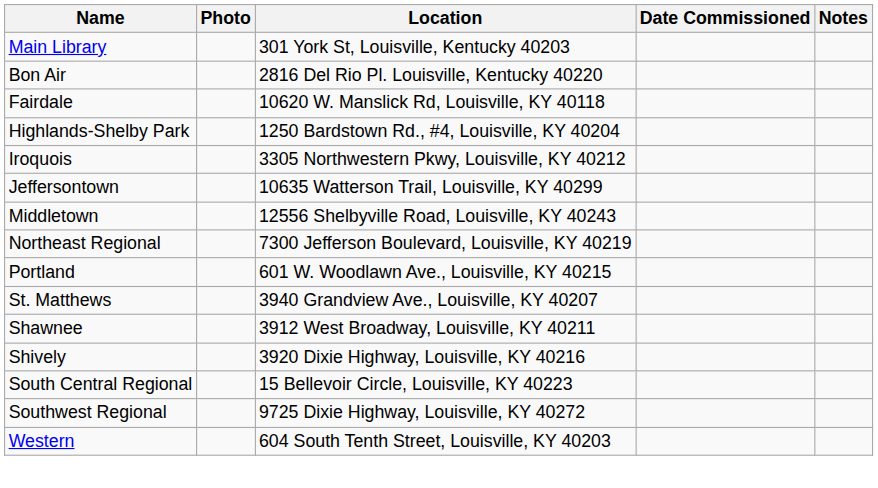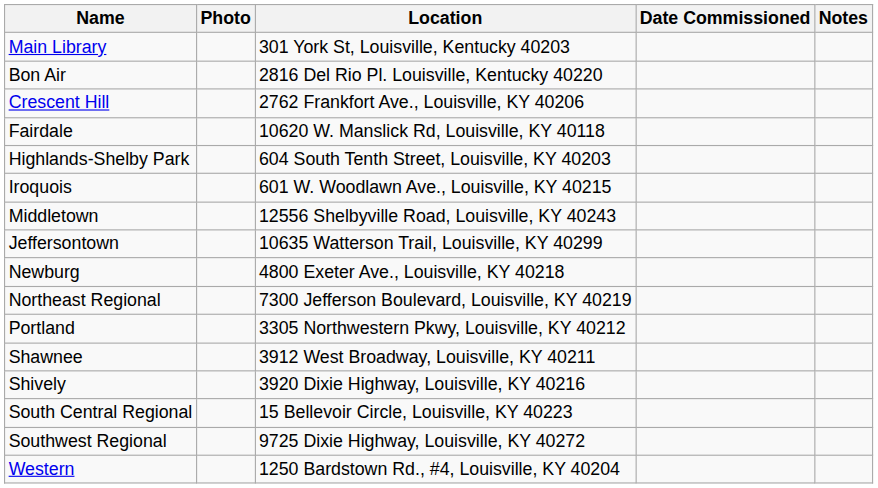+ row: (59, 103)
(439, 131) 1250 Bardstown Rd., #4, Louisville, KY 40204 -> (435, 159) 604 South Tenth Street, Louisville, KY 40203
(442, 159) 3305 Northwestern Pkwy, Louisville, KY 40212 -> (435, 187) 601 W. Woodlawn Ave., Louisville, KY 40215
rows swapped: (64, 187) <-> (54, 215)
+ row: (44, 272)
(435, 272) 601 W. Woodlawn Ave., Louisville, KY 40215 -> (442, 328) 3305 Northwestern Pkwy, Louisville, KY 40212
- row: (60, 300)
(435, 441) 604 South Tenth Street, Louisville, KY 40203 -> (439, 469) 1250 Bardstown Rd., #4, Louisville, KY 40204
